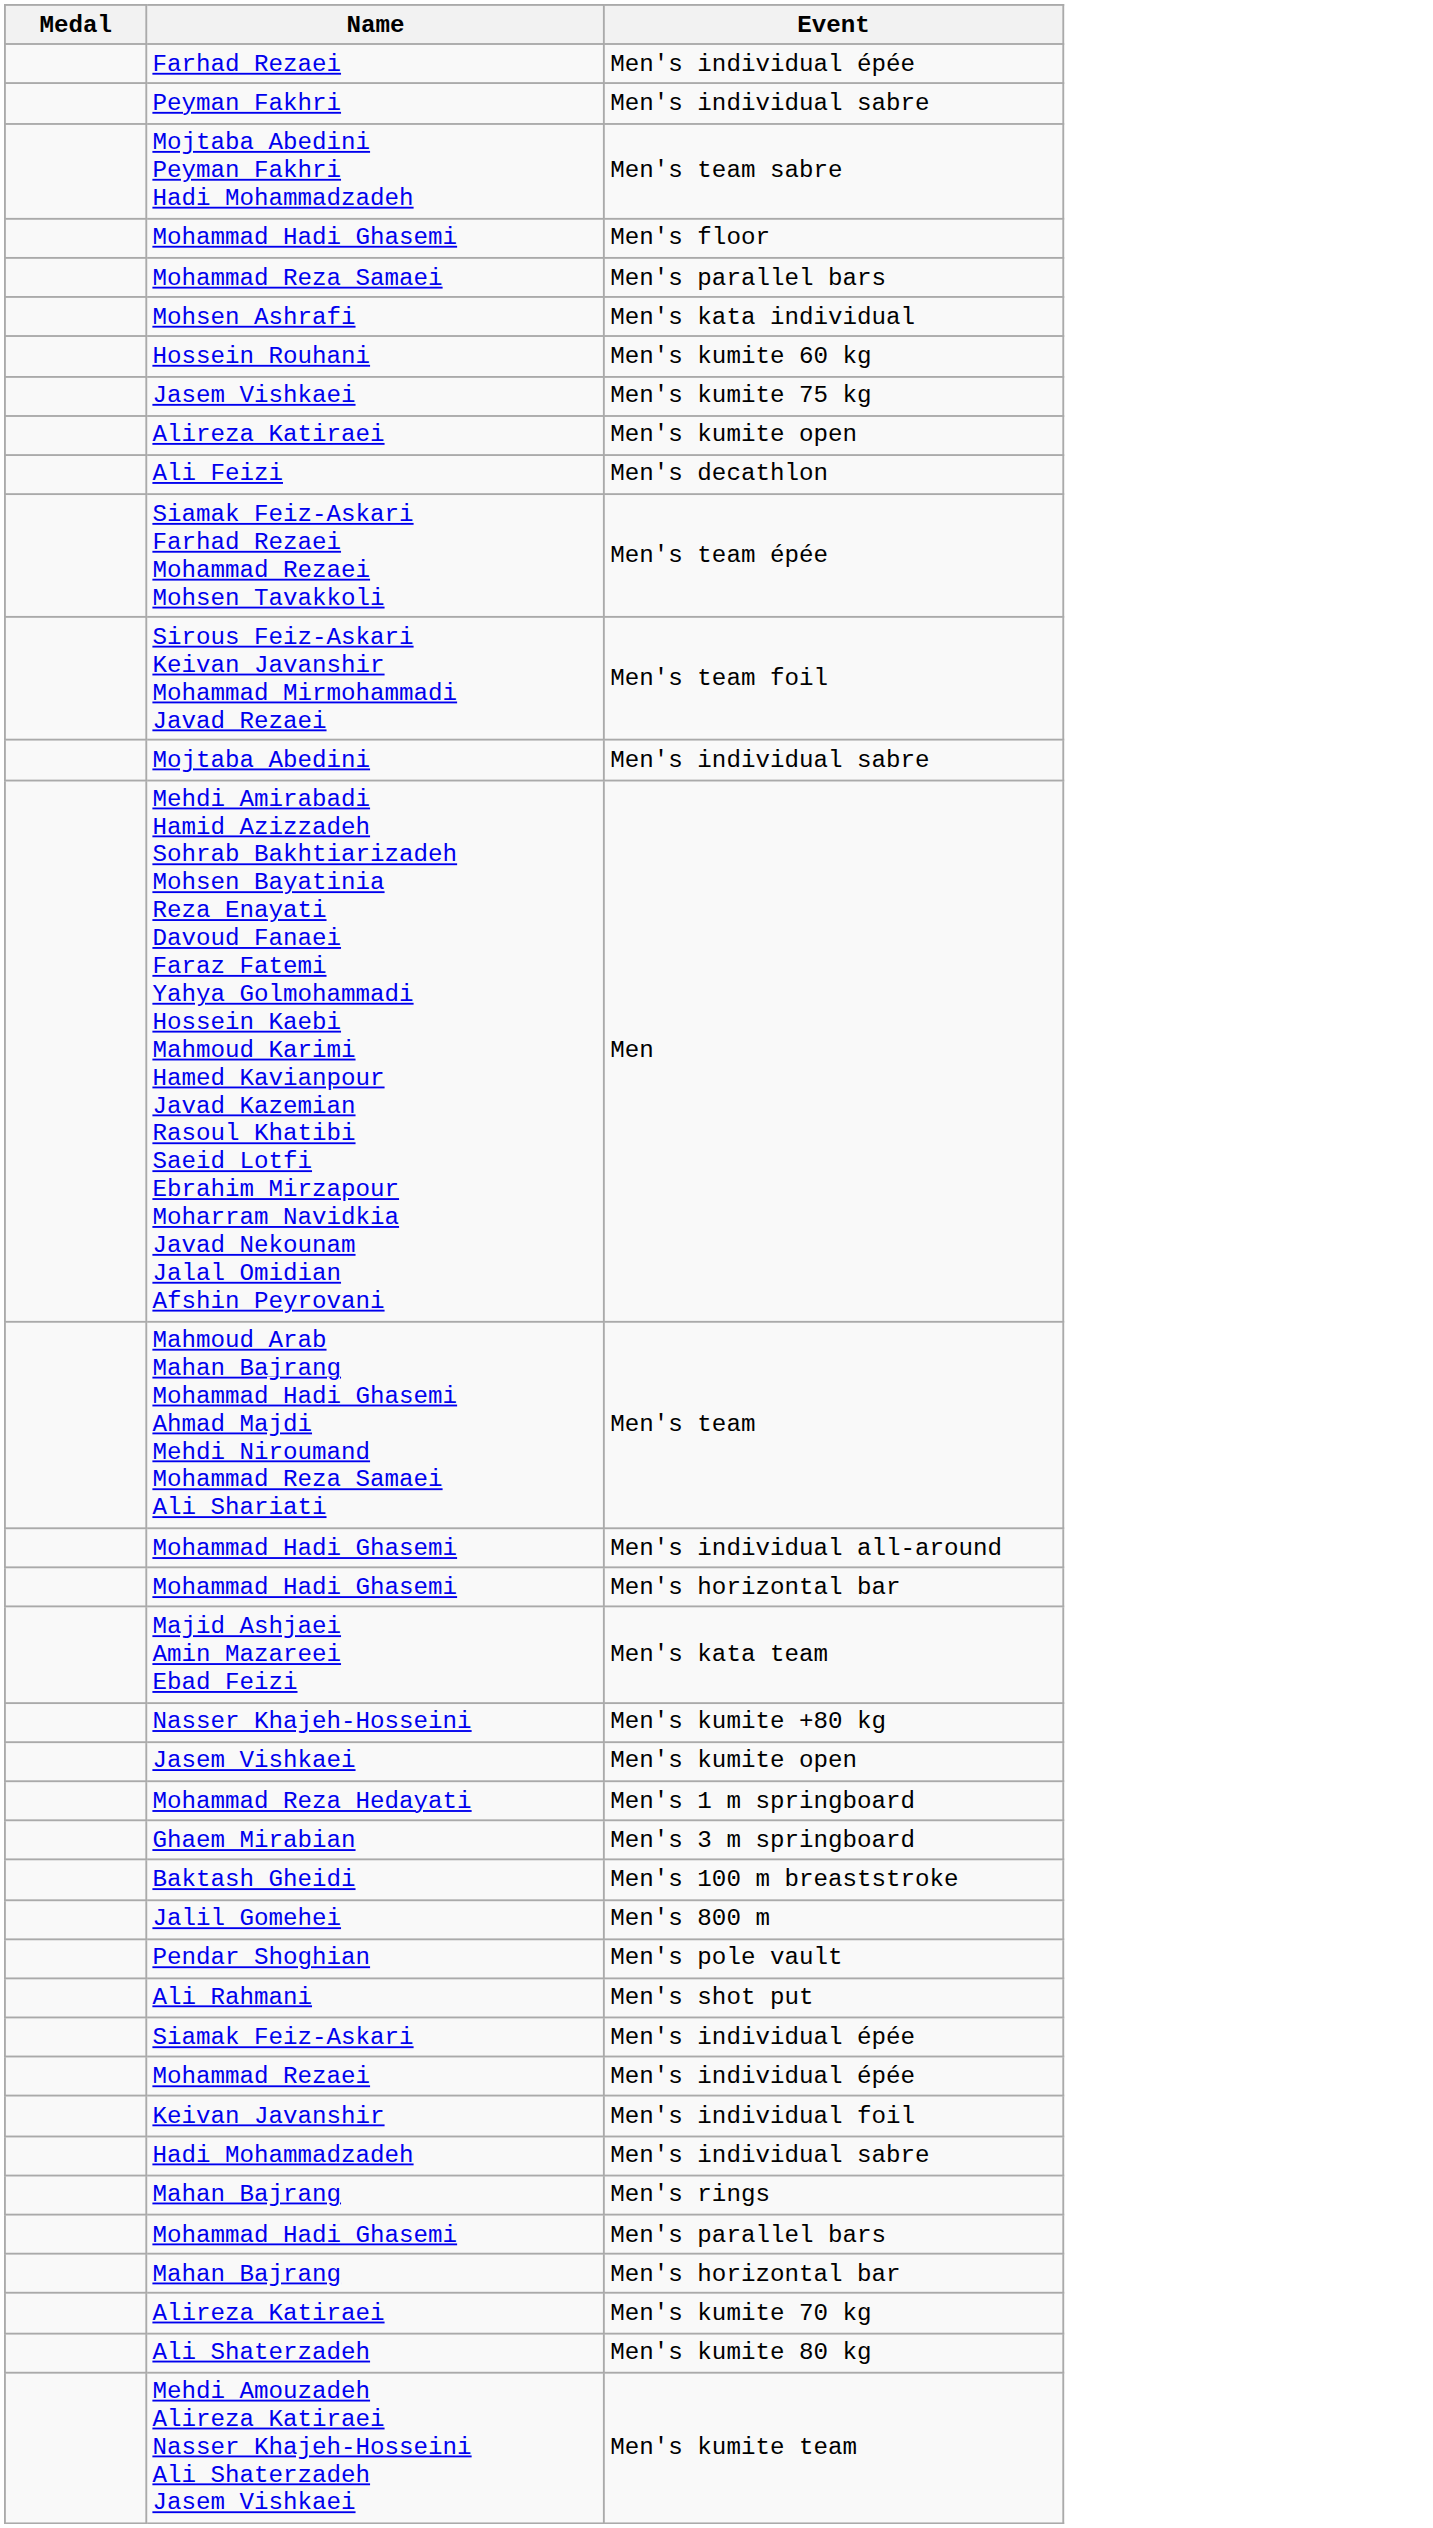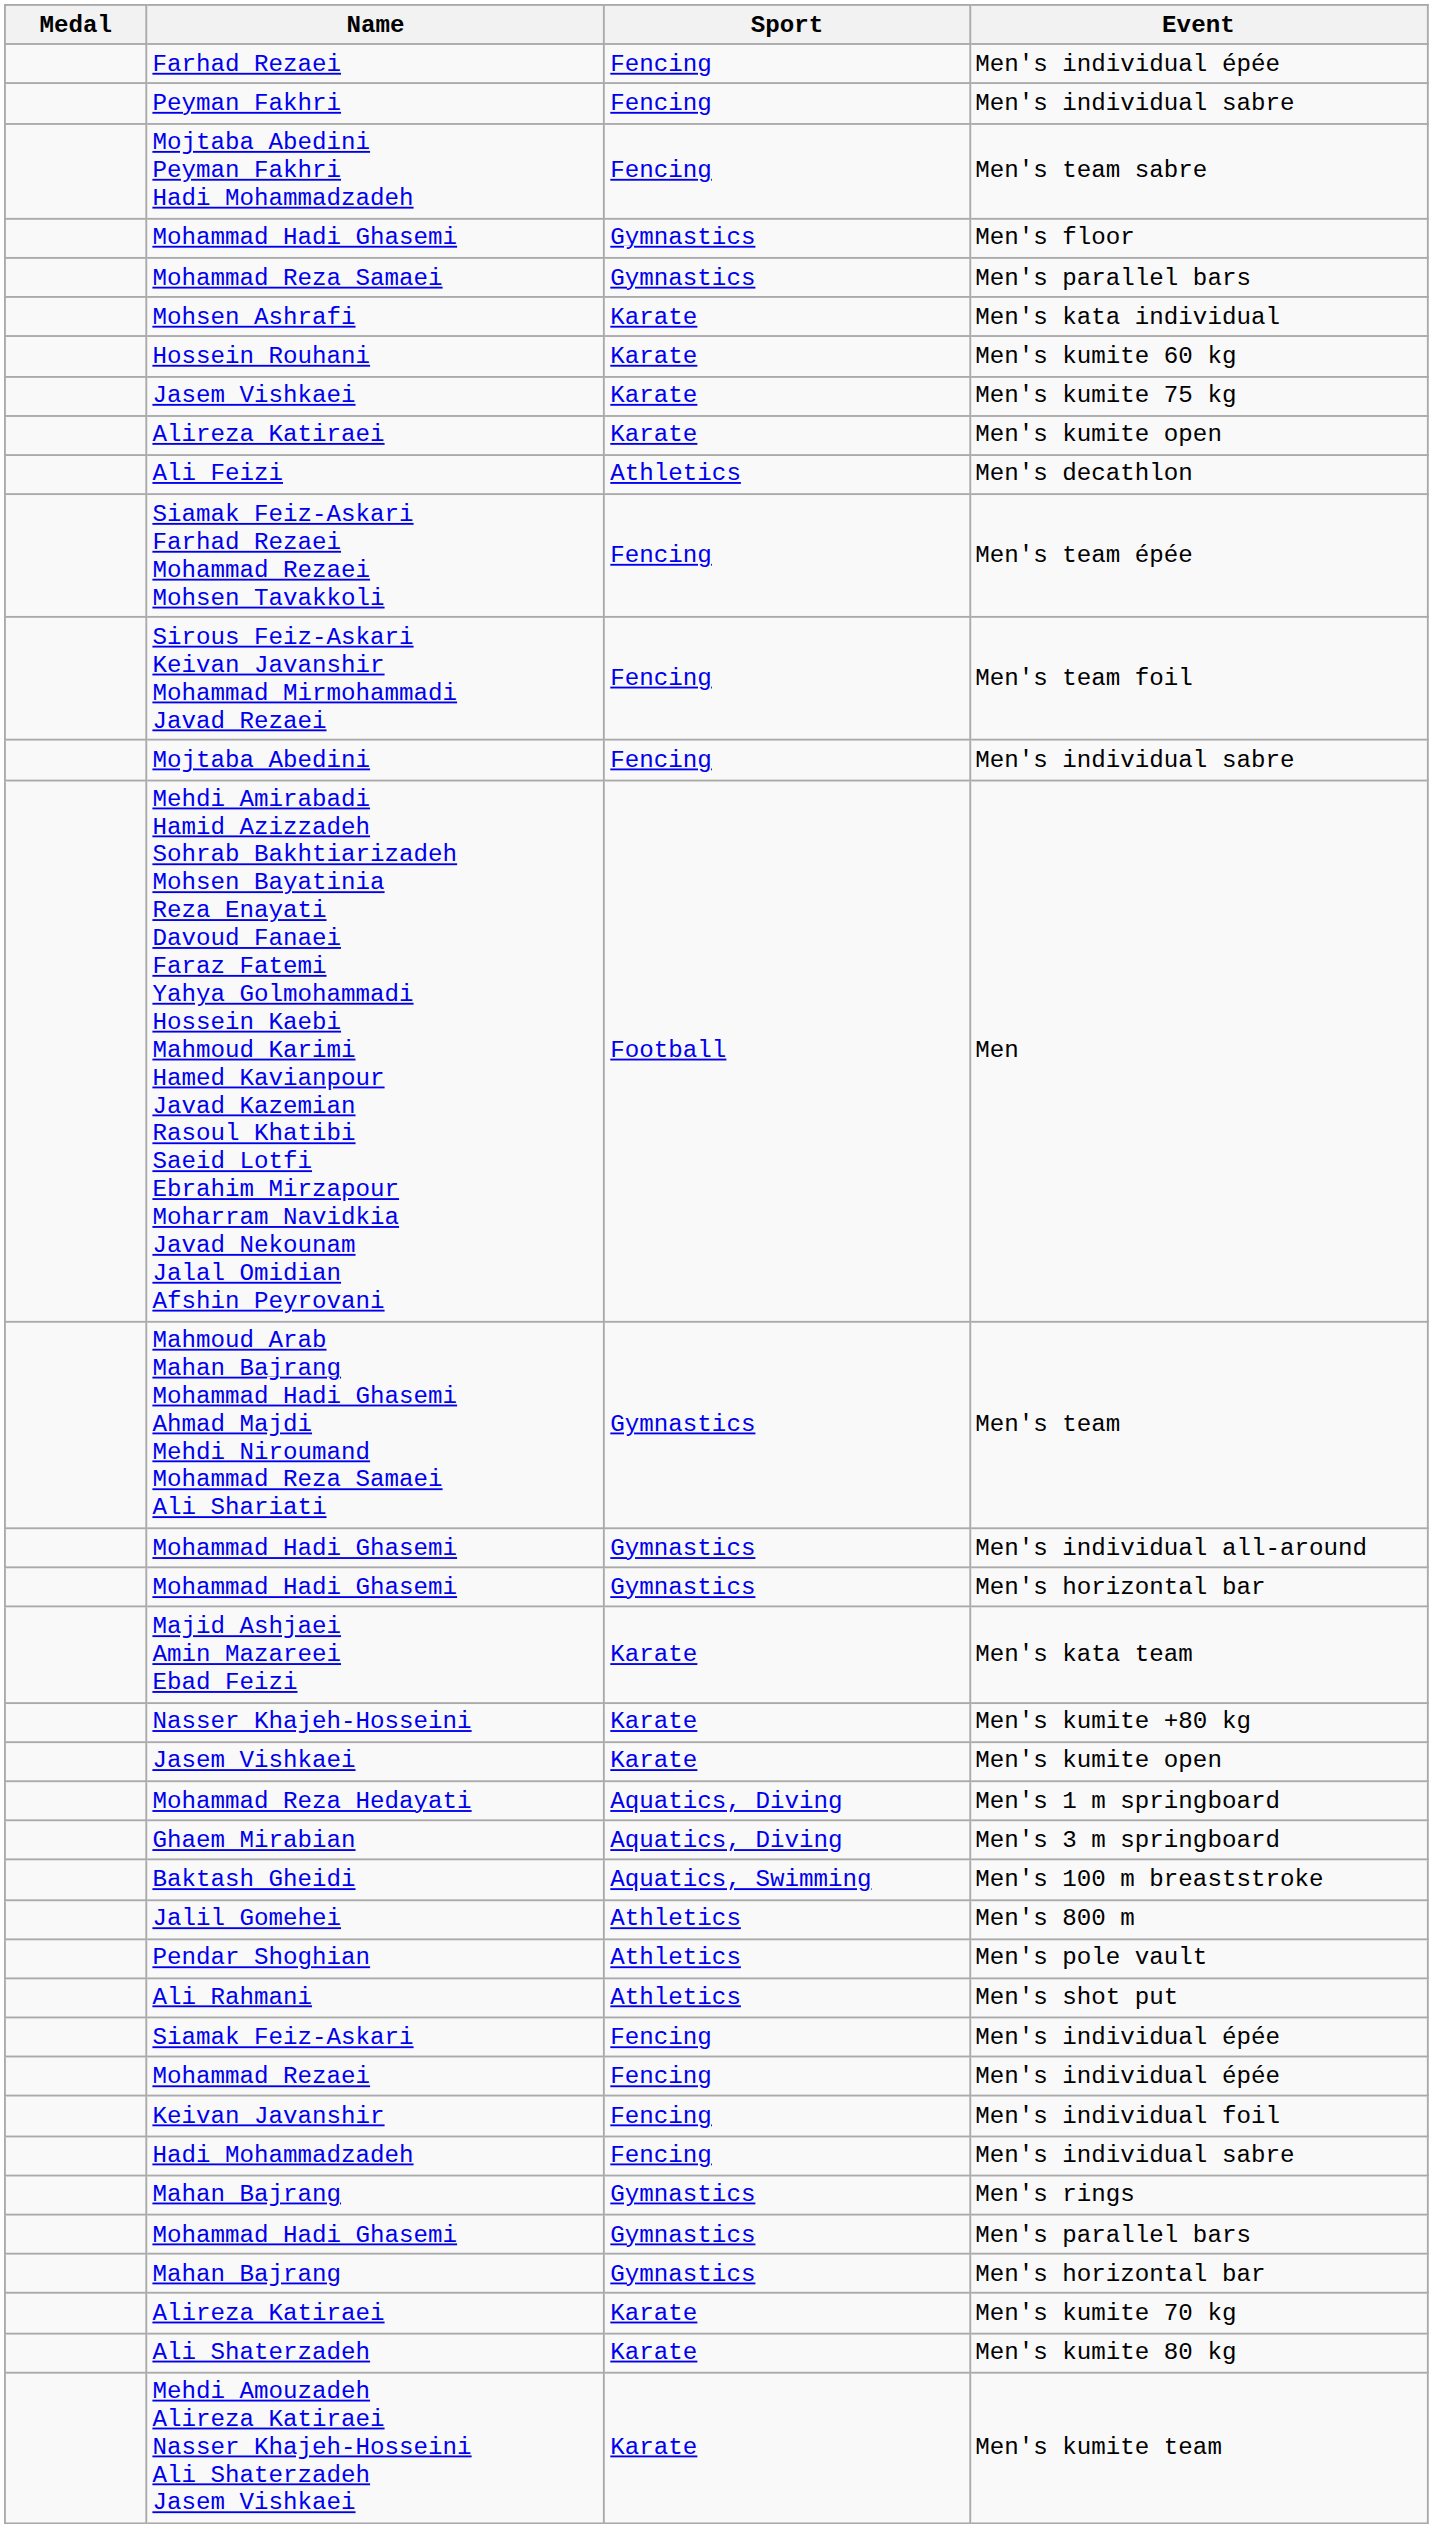+ column: (787, 25)
